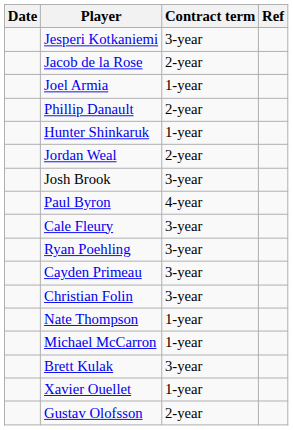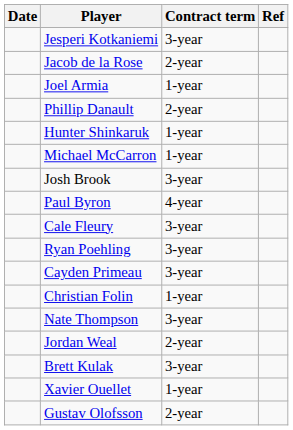rows swapped: (100, 343) <-> (80, 156)
(184, 296) 3-year -> (184, 296) 1-year
(184, 319) 1-year -> (184, 319) 3-year
